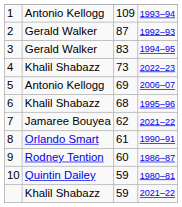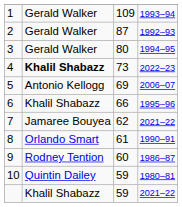(65, 13) Antonio Kellogg -> (61, 13) Gerald Walker
(122, 49) 83 -> (122, 49) 80
(62, 67) normal -> (65, 67) bold
(122, 103) 68 -> (122, 103) 66
